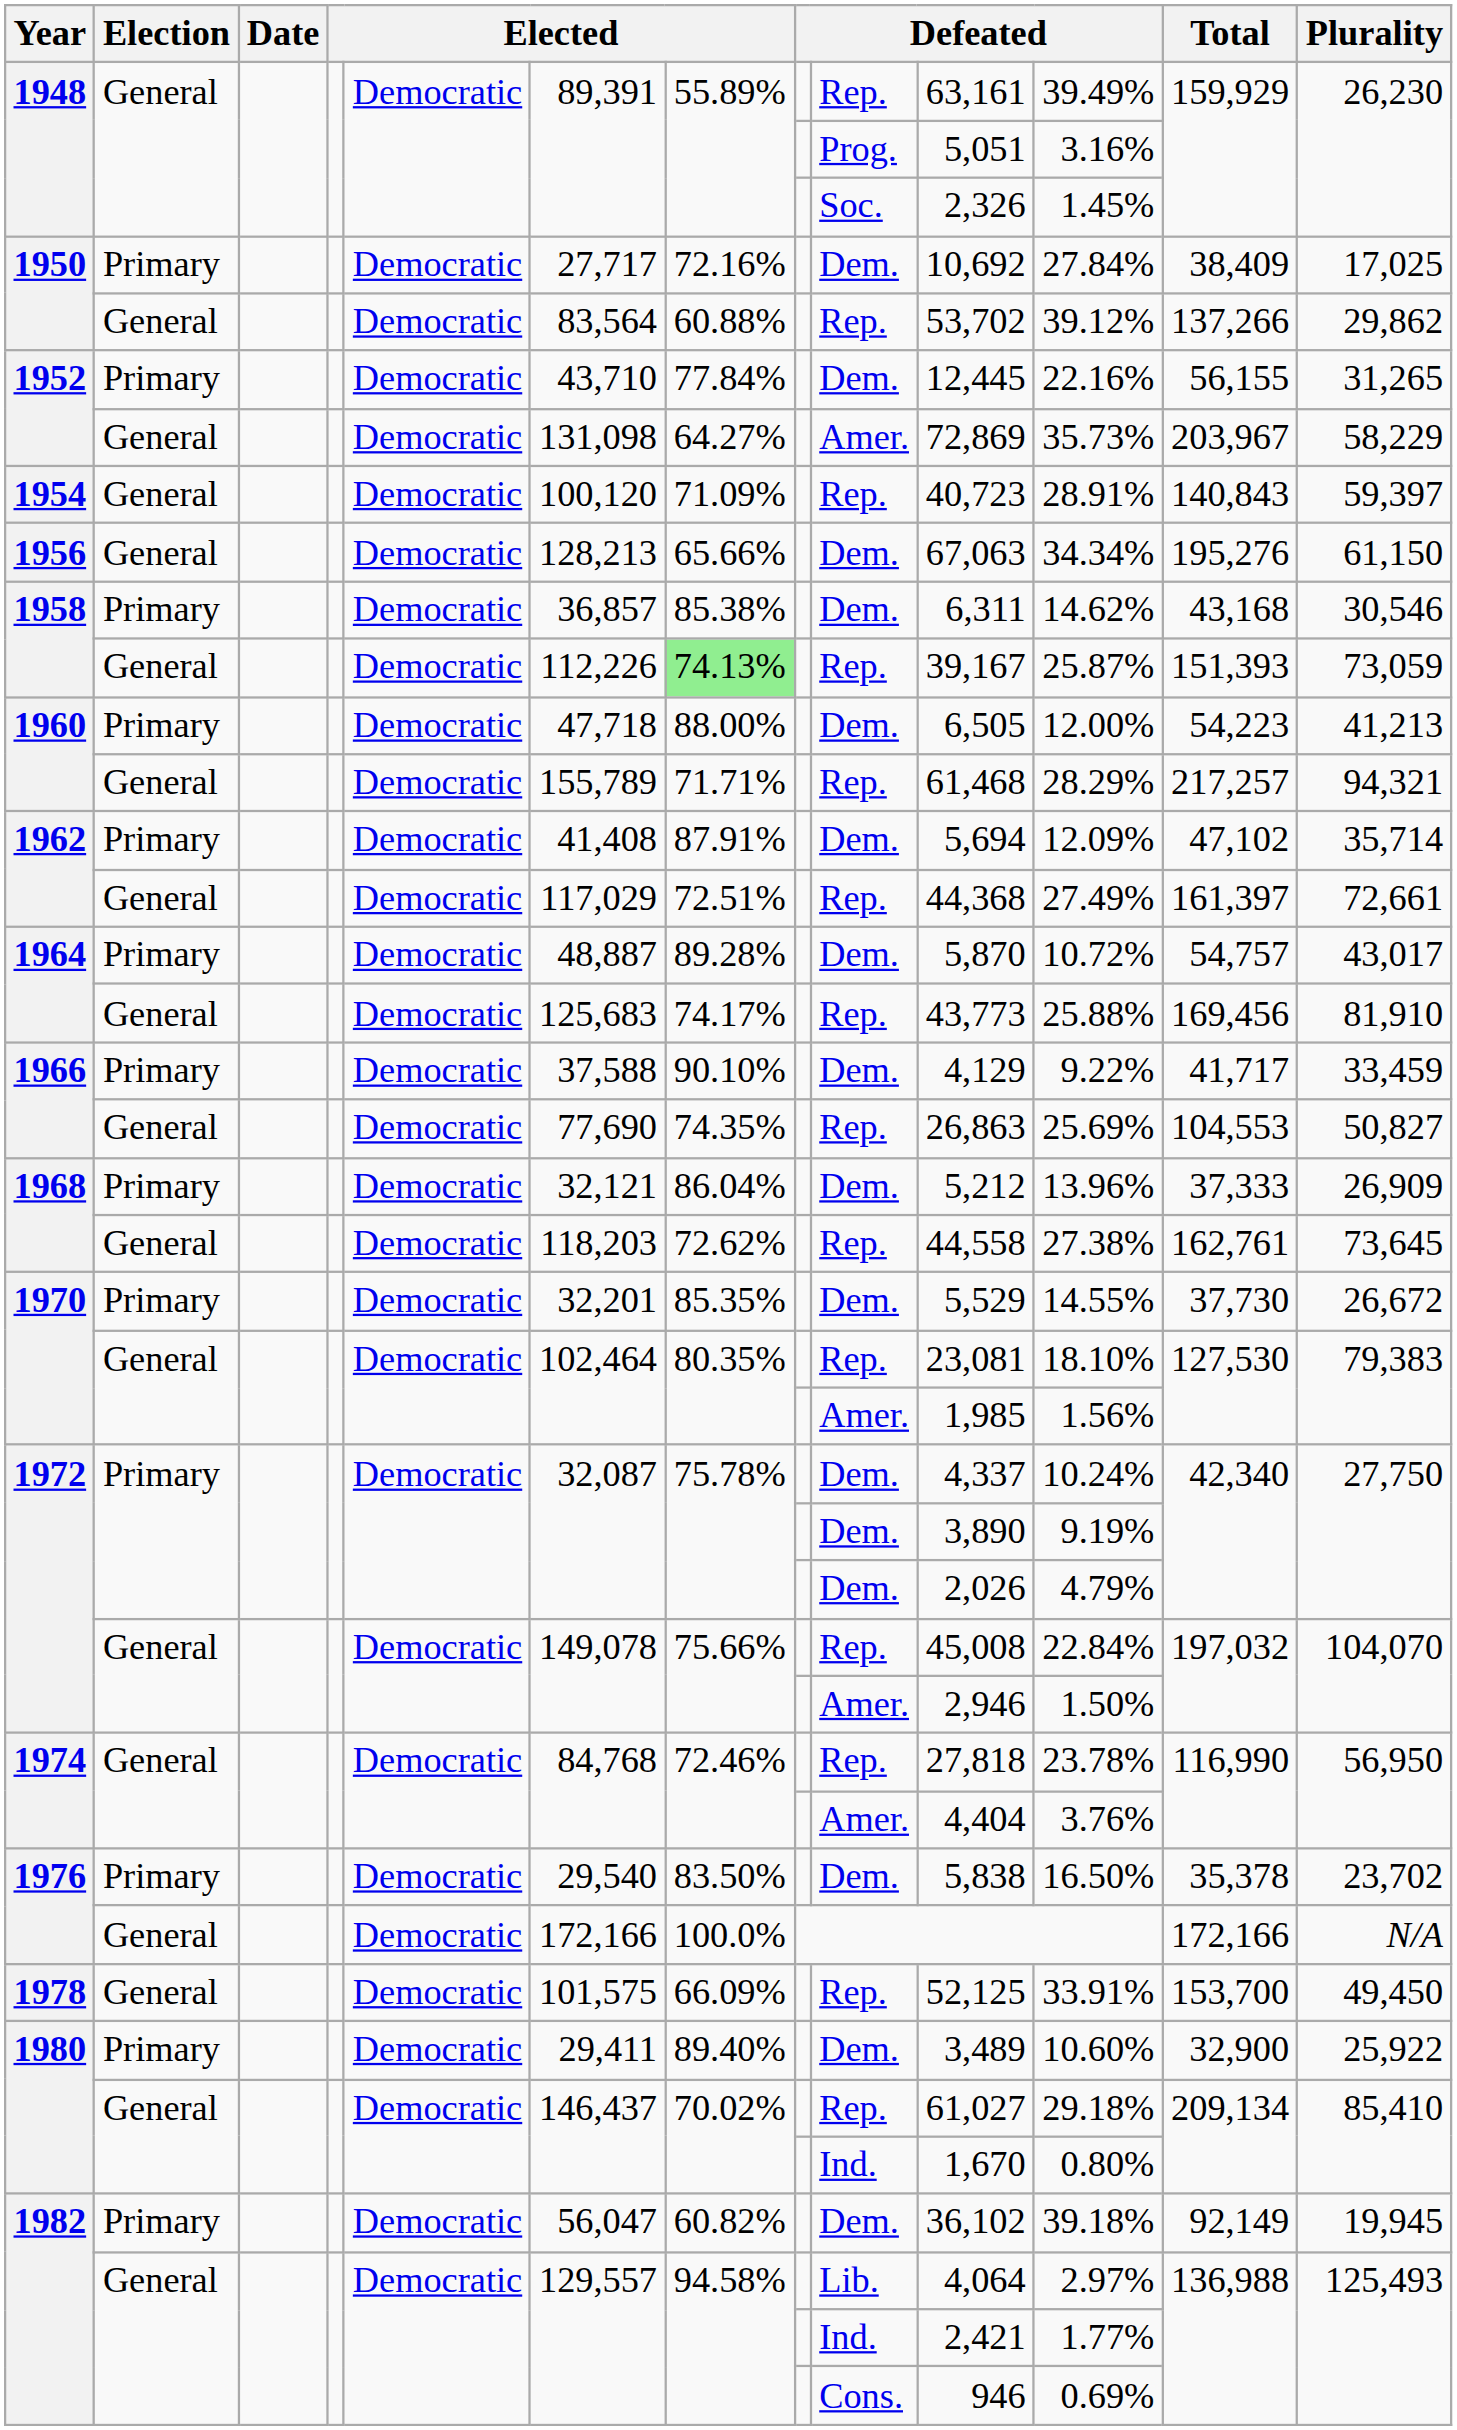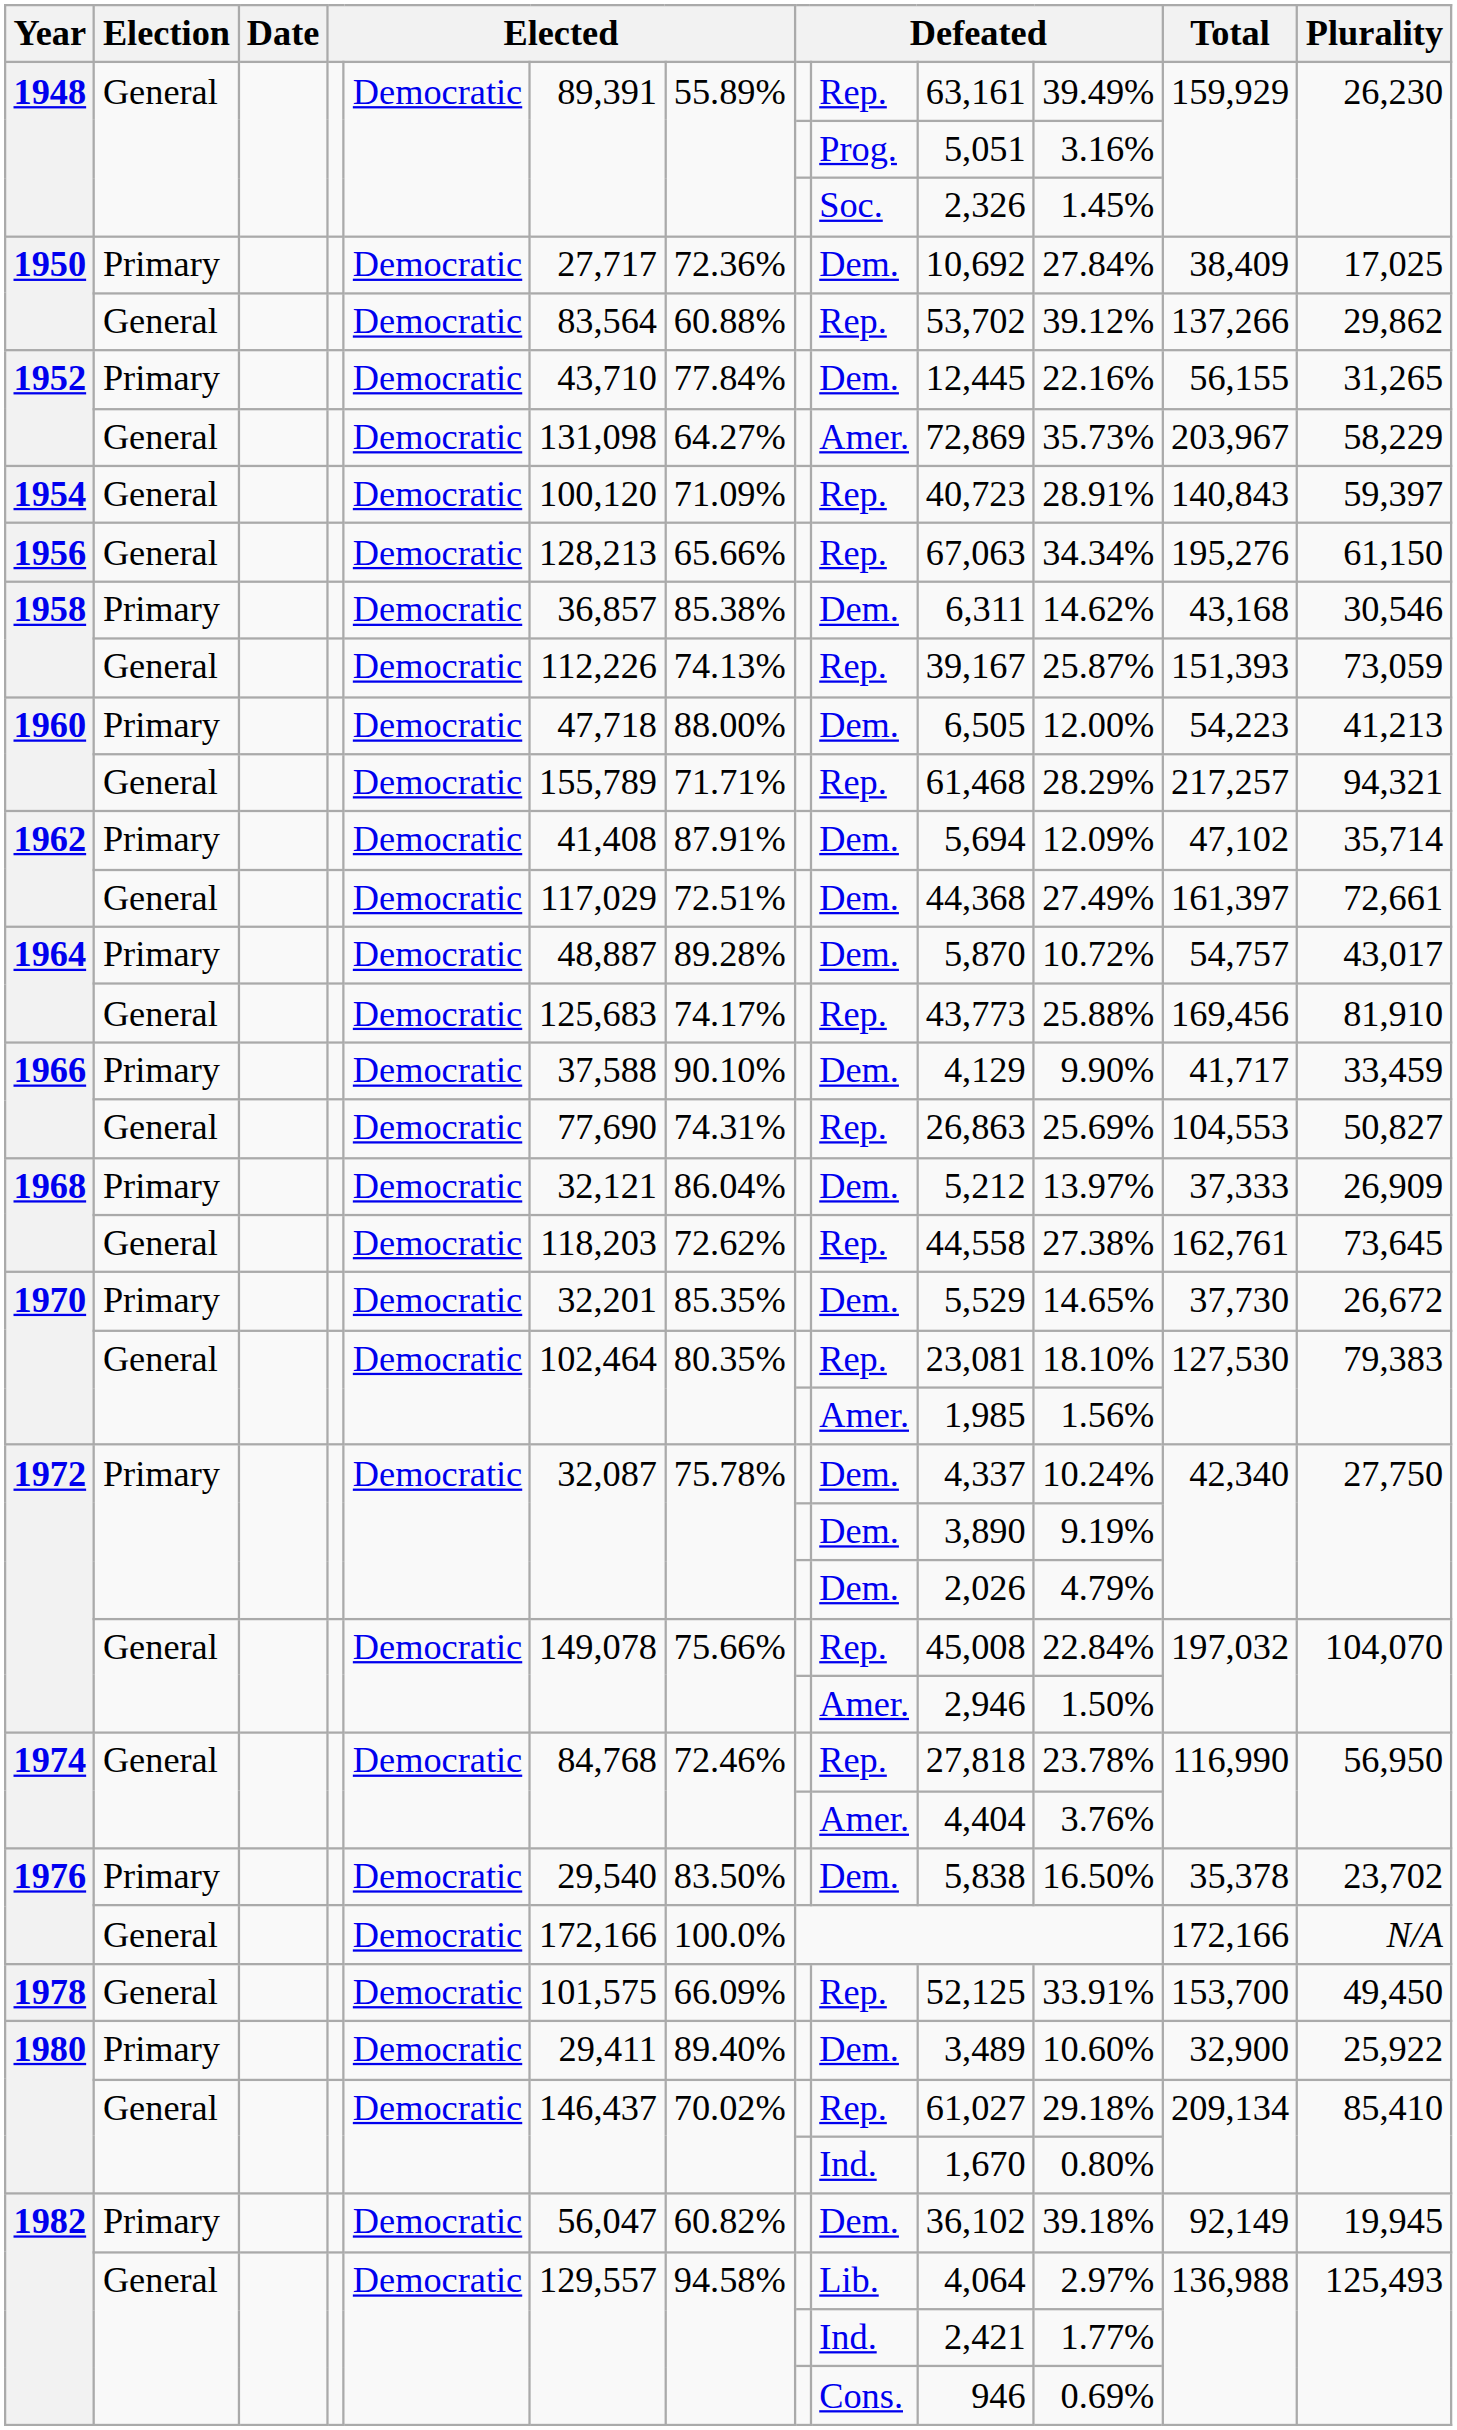(730, 263) 72.16% -> (730, 263) 72.36%
(859, 551) Dem. -> (853, 551) Rep.
(730, 666) lightgreen background -> (730, 666) no background
(853, 897) Rep. -> (859, 897) Dem.
(1107, 1070) 9.22% -> (1107, 1070) 9.90%
(730, 1127) 74.35% -> (730, 1127) 74.31%
(1098, 1185) 13.96% -> (1098, 1185) 13.97%
(1098, 1300) 14.55% -> (1098, 1300) 14.65%
